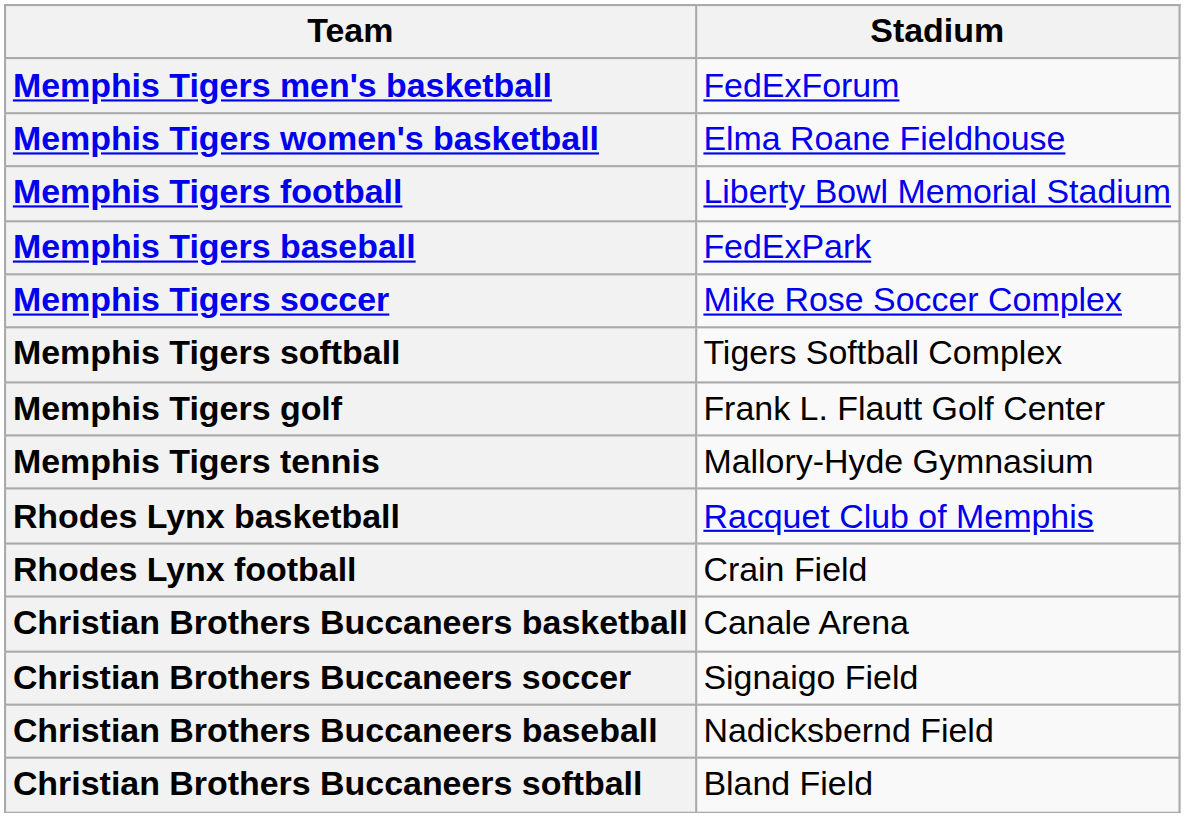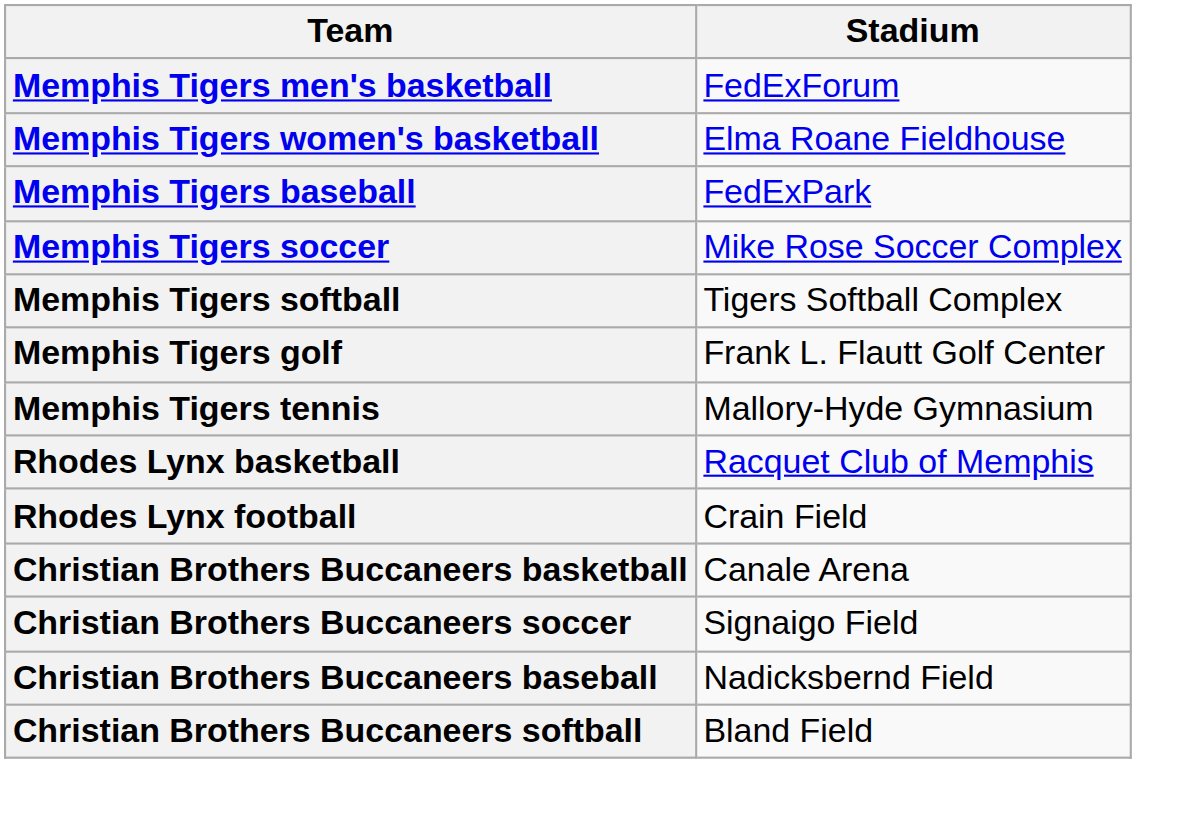- row: (208, 192)
